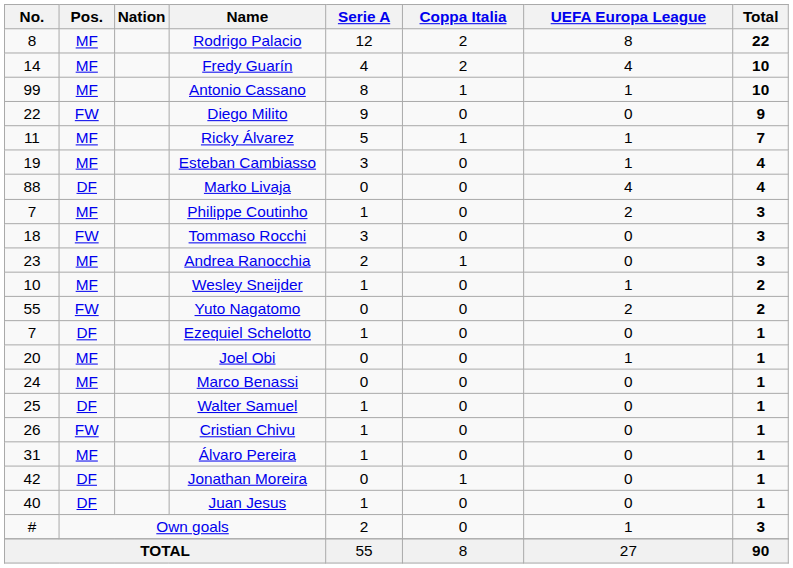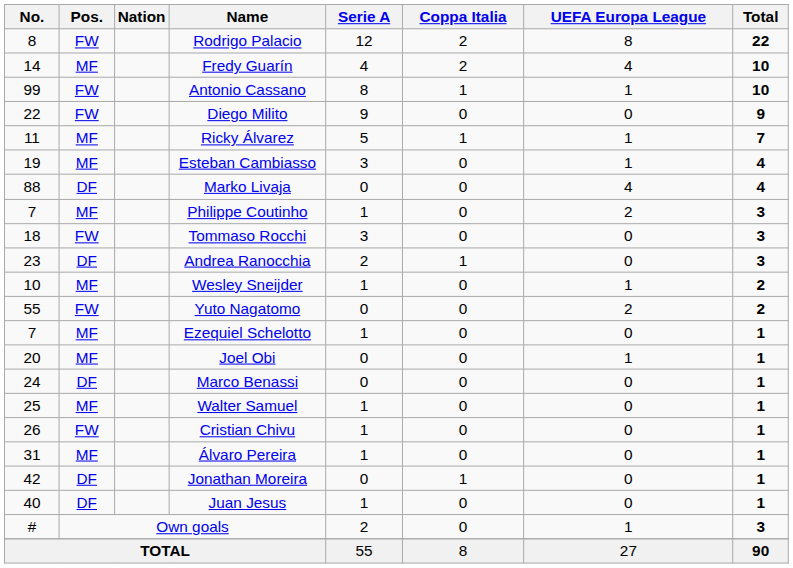(87, 41) MF -> (87, 41) FW
(87, 90) MF -> (87, 90) FW
(87, 260) MF -> (87, 260) DF
(87, 333) DF -> (87, 333) MF
(87, 381) MF -> (87, 381) DF
(87, 406) DF -> (87, 406) MF
